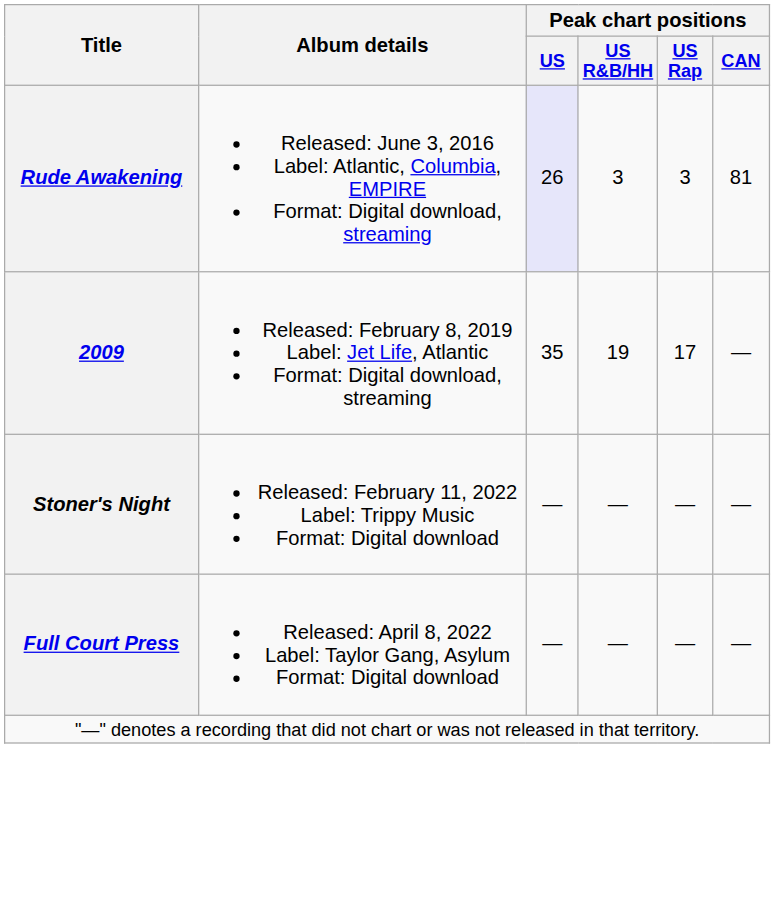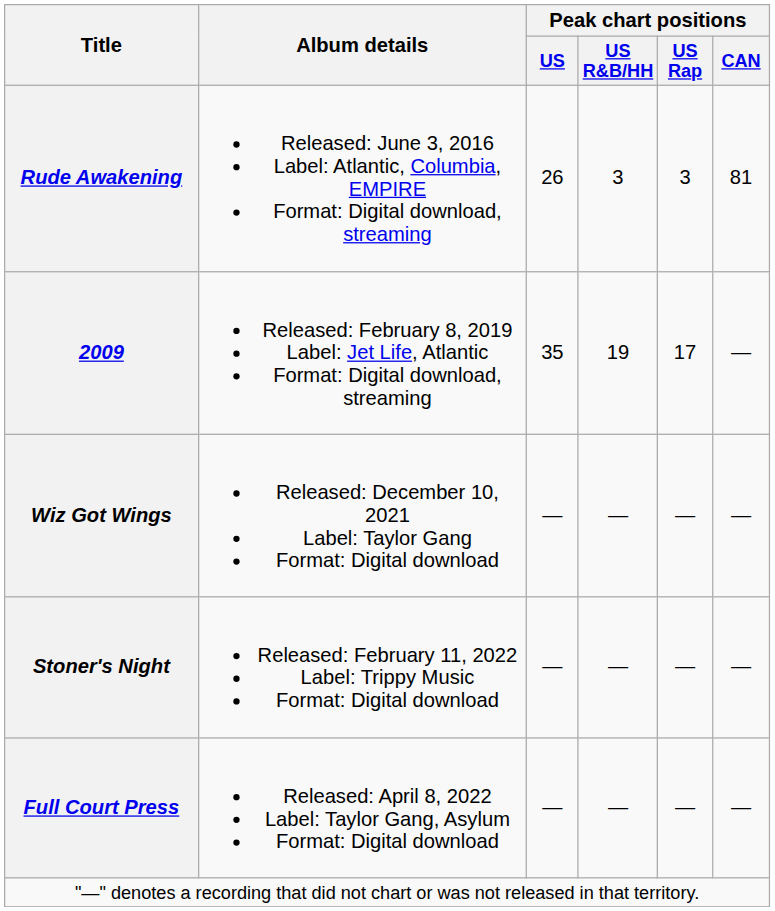(552, 178) lavender background -> (552, 178) no background
+ row: (101, 515)
